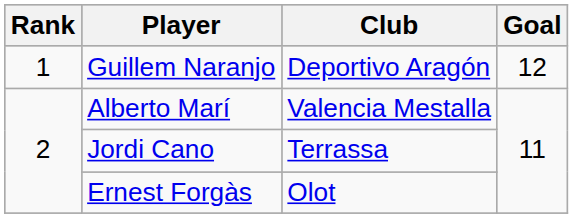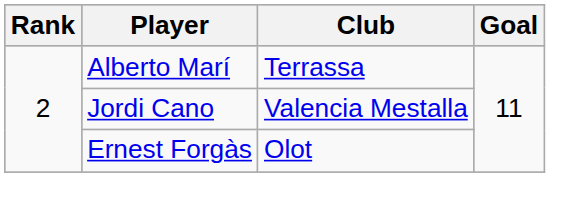- row: (181, 66)
(389, 108) Valencia Mestalla -> (314, 66) Terrassa
(338, 150) Terrassa -> (366, 108) Valencia Mestalla
